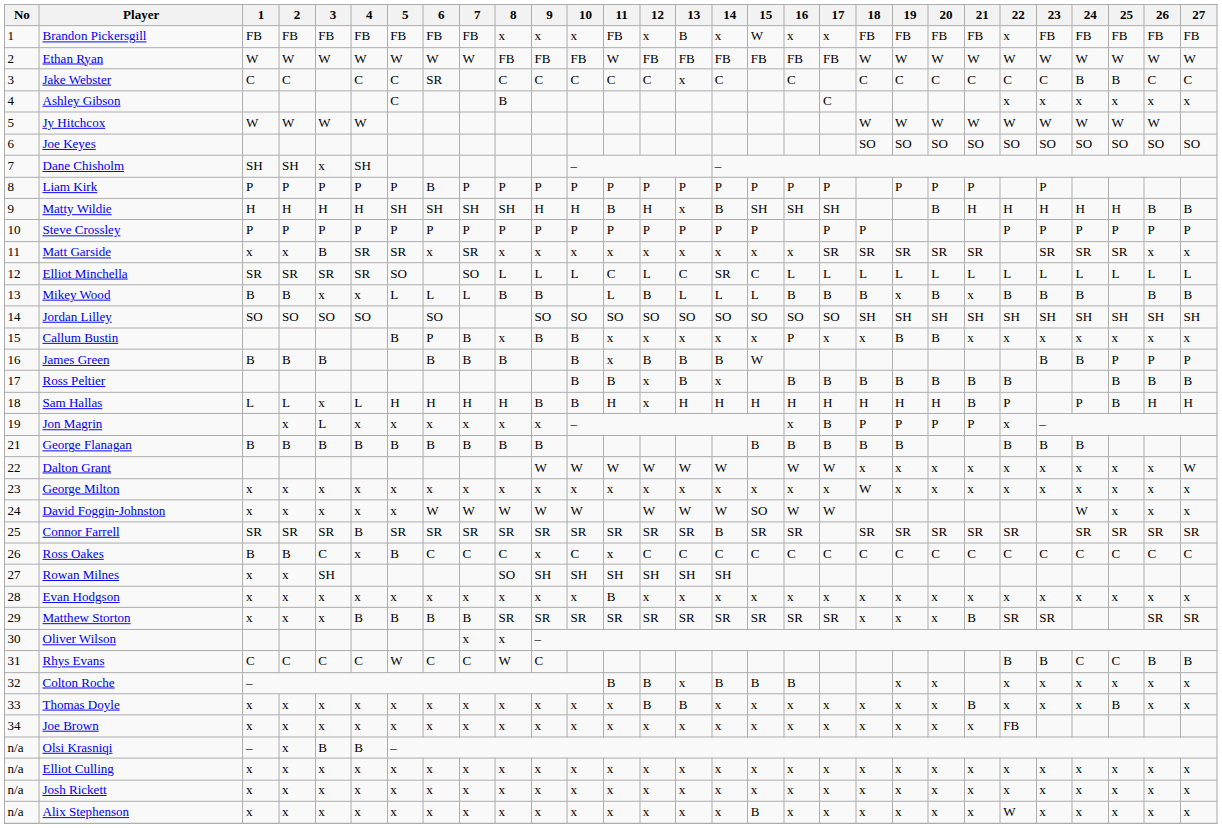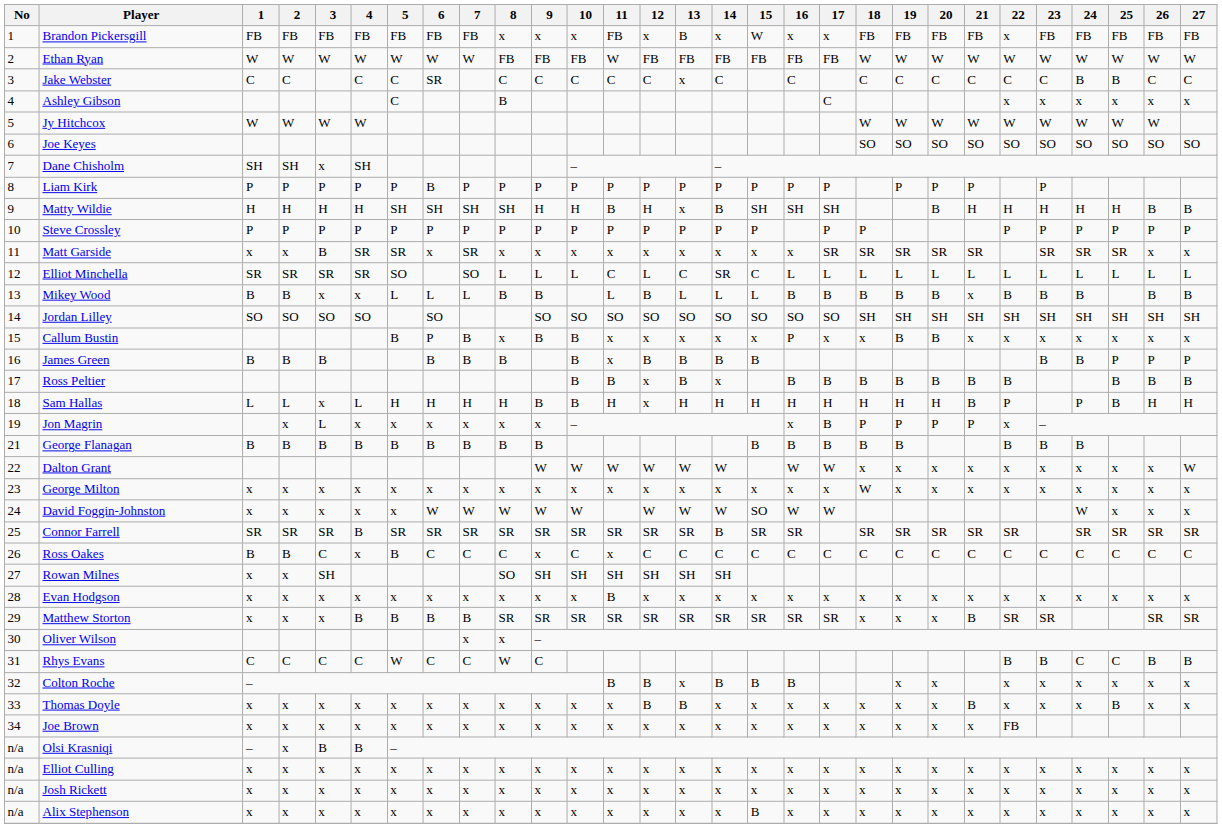(898, 294) x -> (899, 294) B
(757, 359) W -> (755, 359) B
(1009, 811) W -> (1007, 811) x
